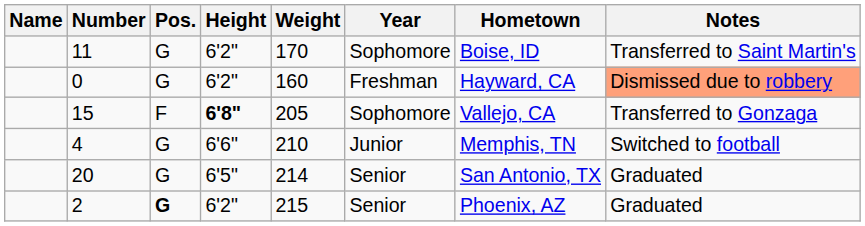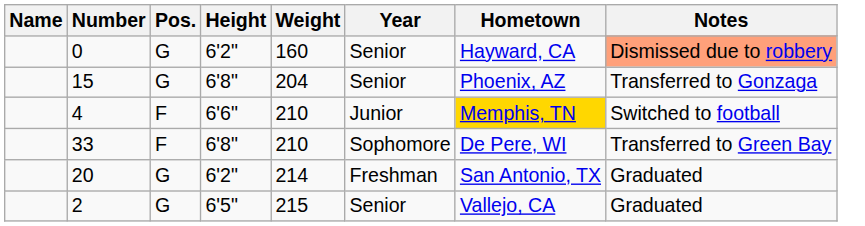- row: (82, 51)
(394, 82) Freshman -> (378, 51) Senior
(161, 113) F -> (163, 82) G
(223, 113) bold -> (222, 82) normal
(292, 113) 205 -> (292, 82) 204
(400, 113) Sophomore -> (378, 82) Senior
(508, 113) Vallejo, CA -> (513, 82) Phoenix, AZ
(163, 144) G -> (161, 113) F
(518, 144) no background -> (518, 113) gold background
+ row: (83, 144)
(222, 175) 6'5" -> (222, 175) 6'2"
(378, 175) Senior -> (394, 175) Freshman
(163, 206) bold -> (163, 206) normal
(222, 206) 6'2" -> (222, 206) 6'5"
(513, 206) Phoenix, AZ -> (508, 206) Vallejo, CA
